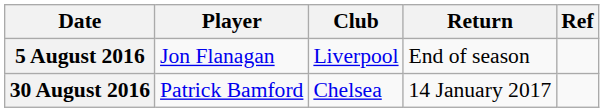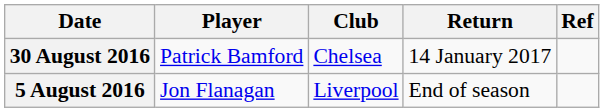rows swapped: (80, 55) <-> (80, 90)
